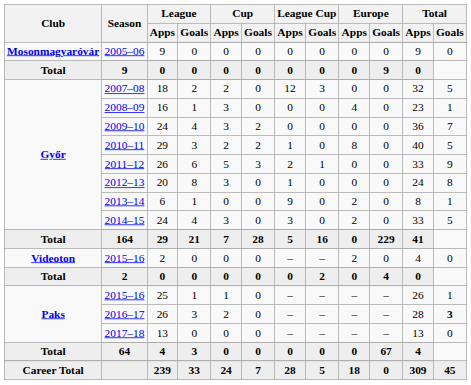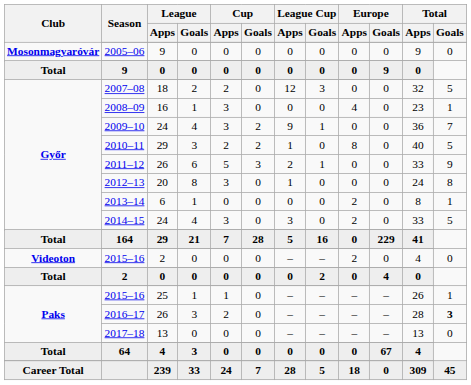(290, 126) 0 -> (290, 126) 9
(322, 126) 0 -> (322, 126) 1
(290, 201) 9 -> (290, 201) 0
